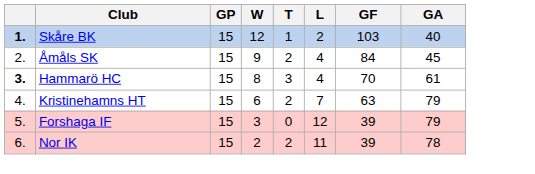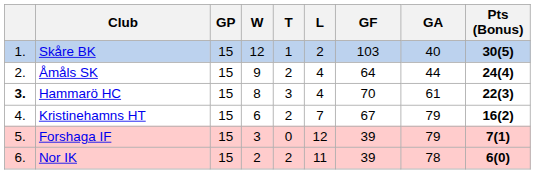+ column: (498, 22)
(20, 36) bold -> (20, 51) normal
(368, 57) 84 -> (368, 72) 64
(433, 57) 45 -> (433, 72) 44
(368, 100) 63 -> (368, 115) 67
